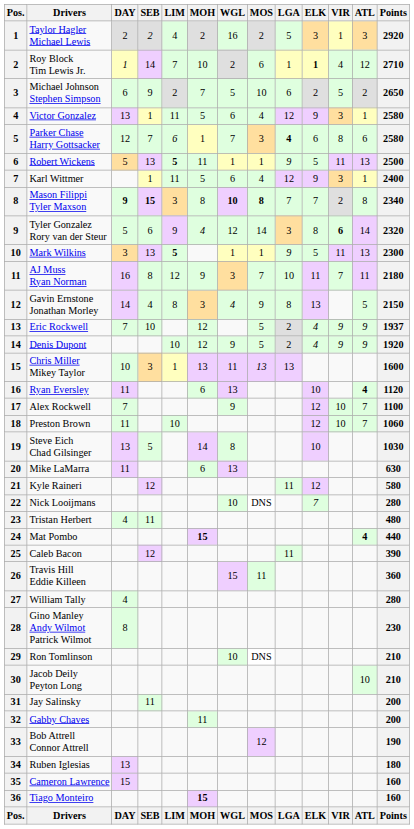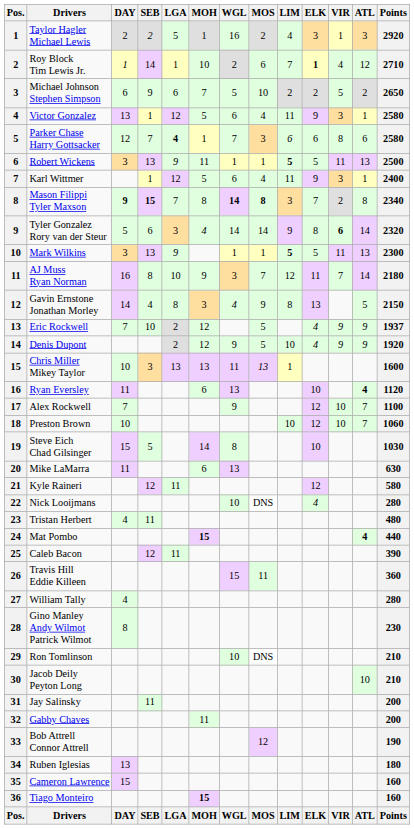columns swapped: (289, 12) <-> (175, 12)
(202, 35) 2 -> (204, 35) 1
(125, 161) 5 -> (125, 161) 3
(232, 201) 10 -> (234, 201) 14
(232, 229) 12 -> (234, 229) 14
(365, 275) 11 -> (365, 275) 14
(125, 423) 11 -> (125, 423) 10
(125, 446) 13 -> (125, 446) 15
(316, 502) 7 -> (316, 502) 4
